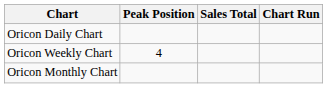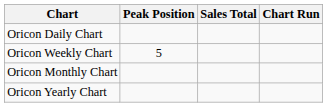(159, 53) 4 -> (159, 53) 5
+ row: (57, 92)
